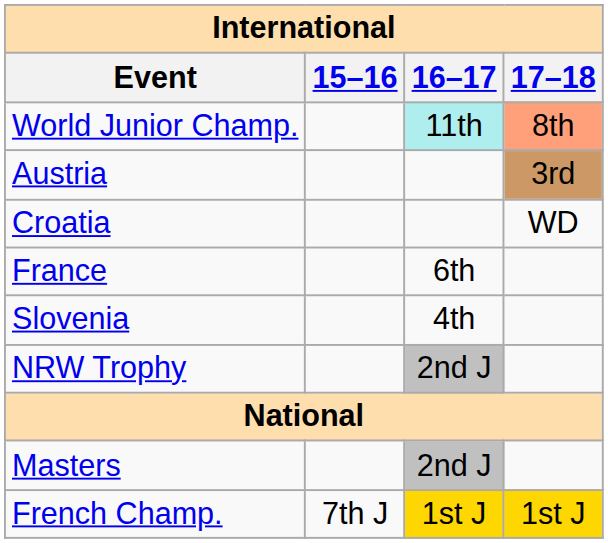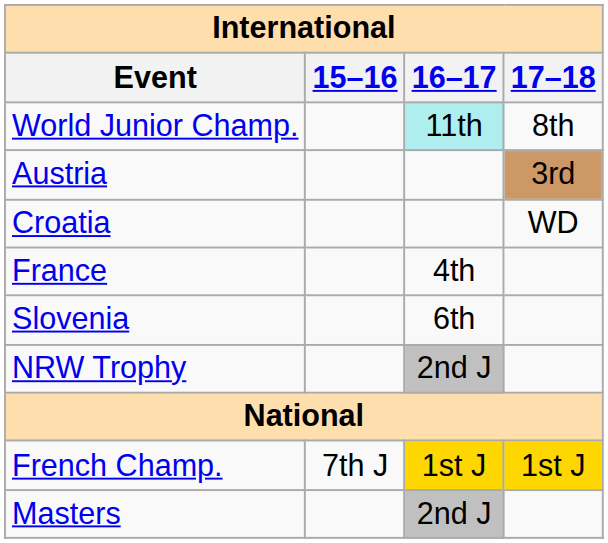(553, 125) lightsalmon background -> (553, 125) no background
(454, 271) 6th -> (454, 271) 4th
(454, 319) 4th -> (454, 319) 6th
rows swapped: (117, 513) <-> (66, 464)
